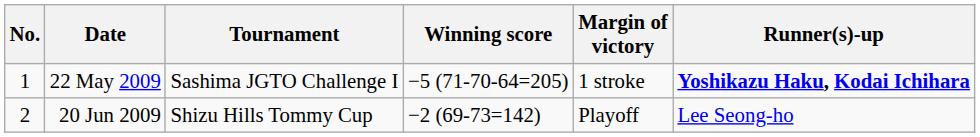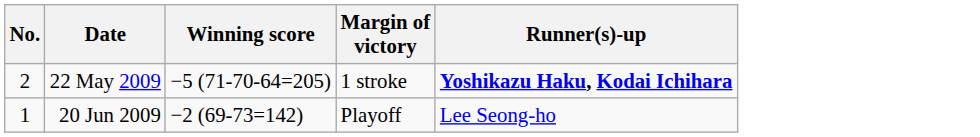- column: (284, 34)
(25, 80) 1 -> (25, 80) 2
(25, 115) 2 -> (25, 115) 1
